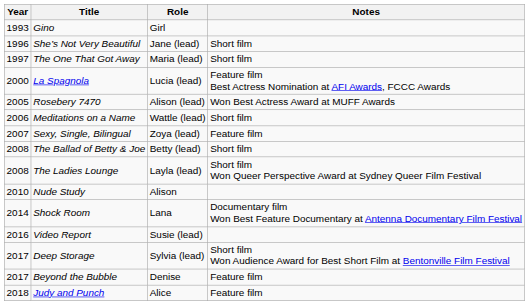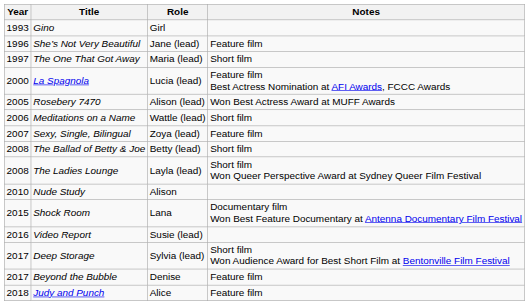(231, 43) Short film -> (236, 43) Feature film
(18, 213) 2014 -> (18, 213) 2015
